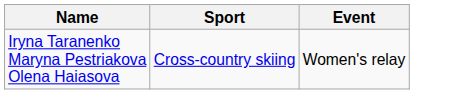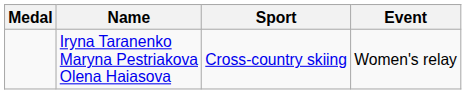+ column: (30, 17)
